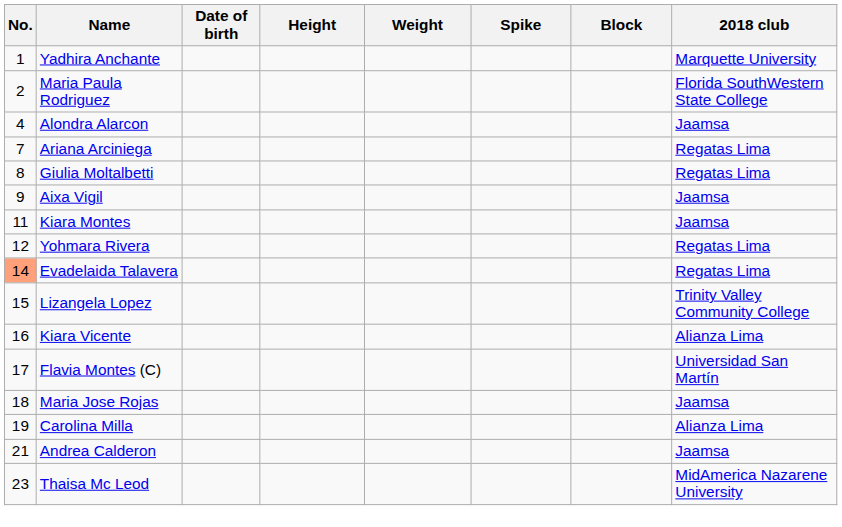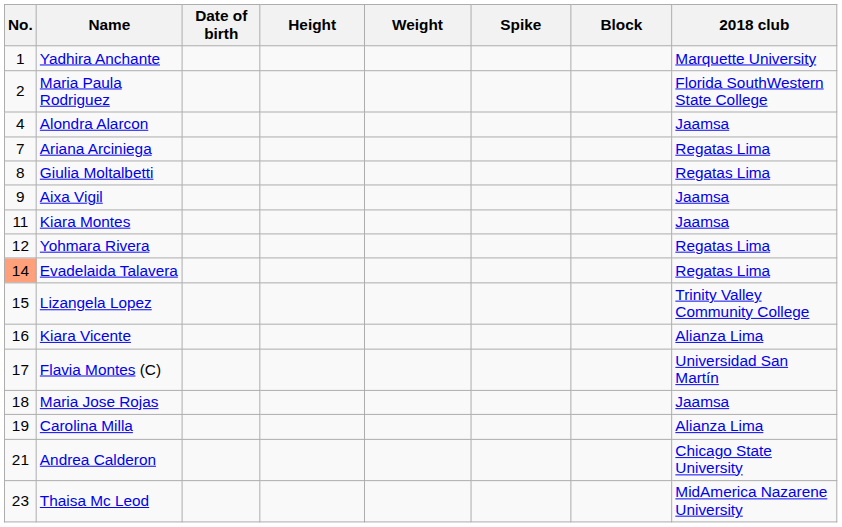(702, 451) Jaamsa -> (724, 459) Chicago State University
